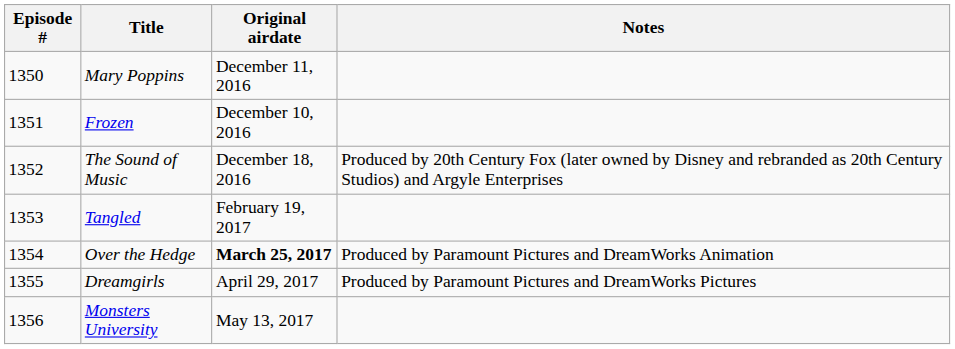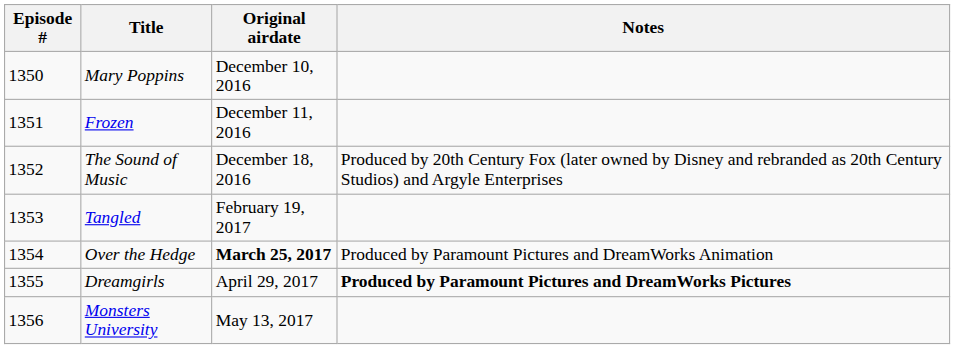(265, 75) December 11, 2016 -> (265, 75) December 10, 2016
(265, 122) December 10, 2016 -> (264, 122) December 11, 2016
(549, 282) normal -> (566, 282) bold
